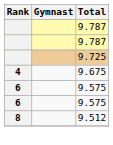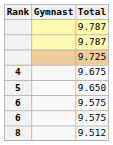+ row: (18, 88)
